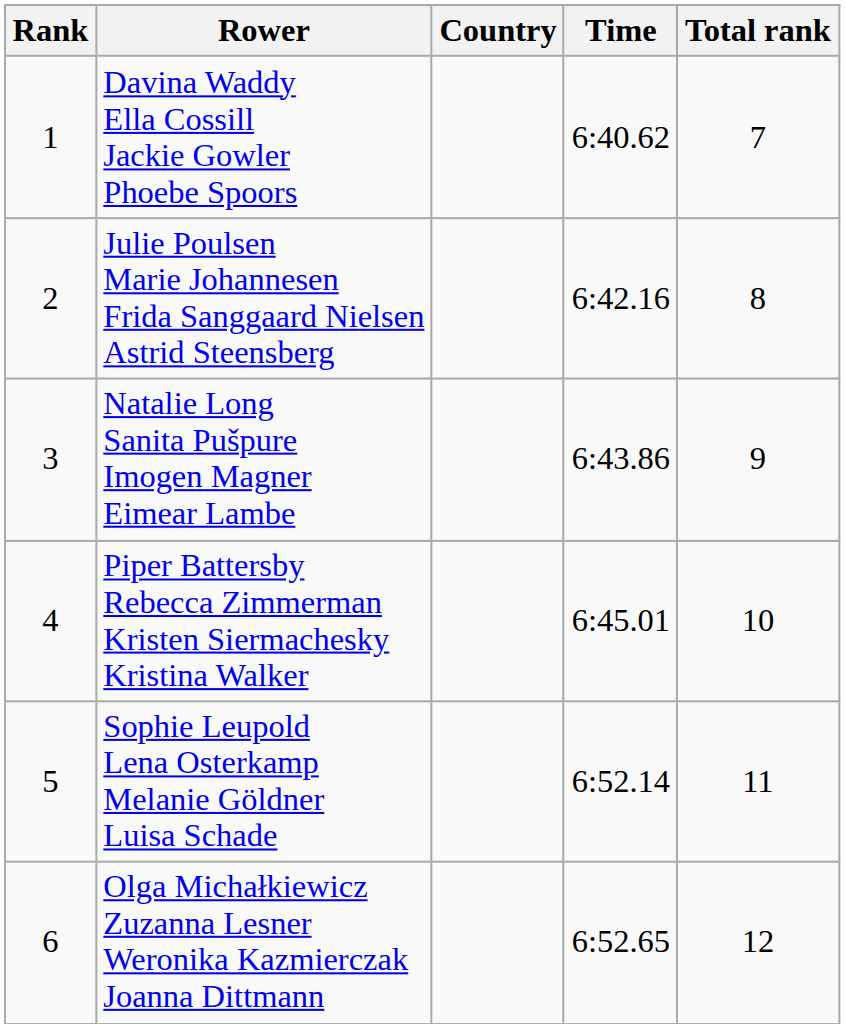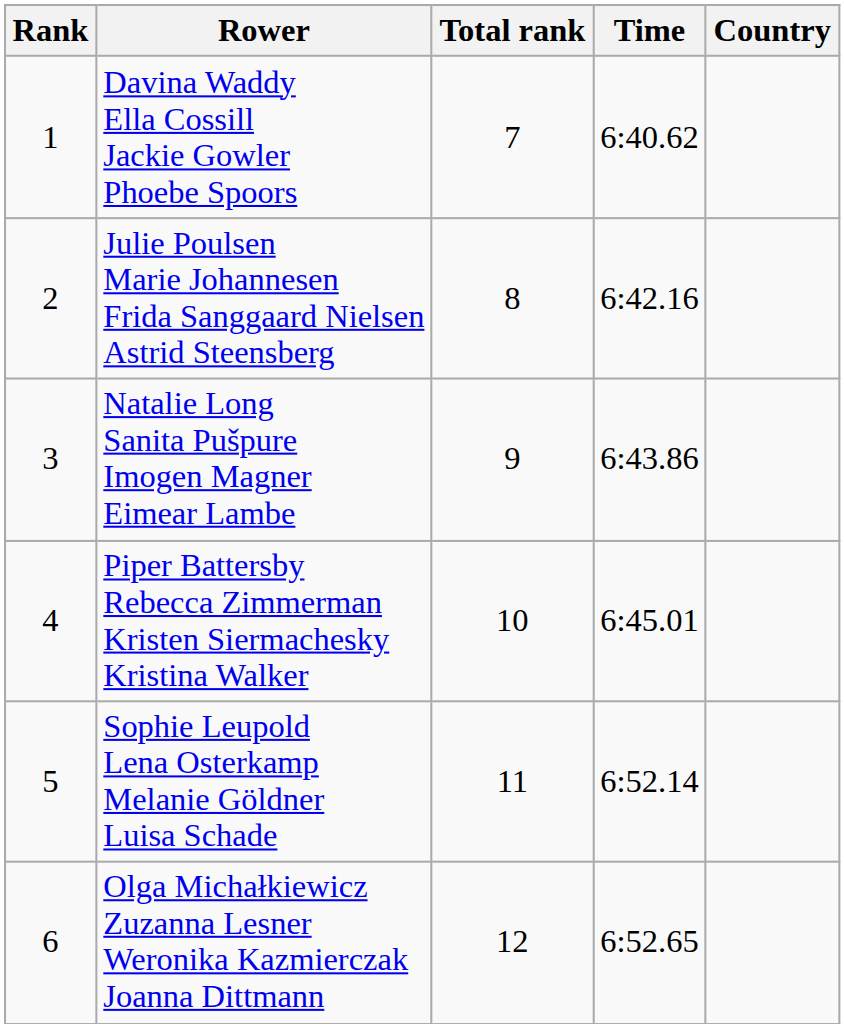columns swapped: (498, 30) <-> (758, 30)
